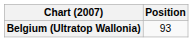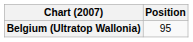(165, 28) 93 -> (165, 28) 95
